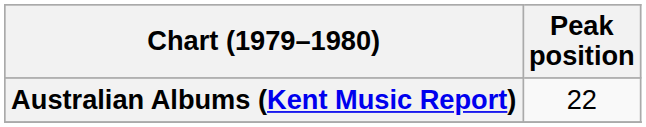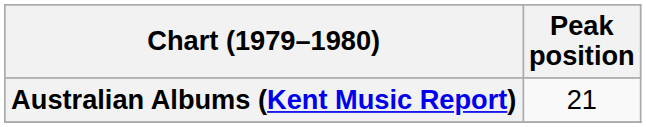(582, 99) 22 -> (582, 99) 21
